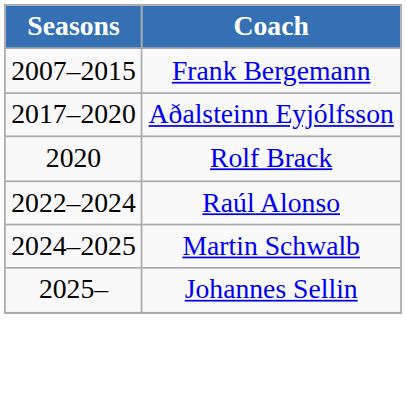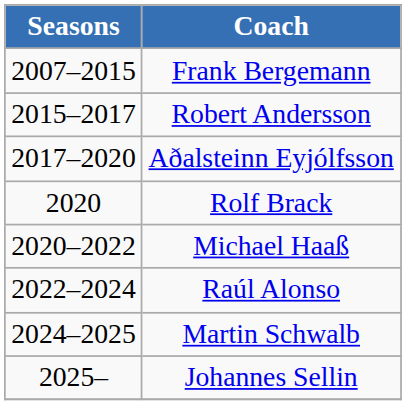+ row: (271, 114)
+ row: (271, 245)
